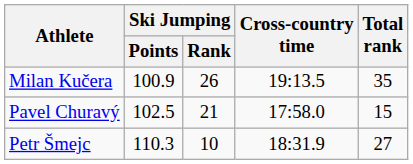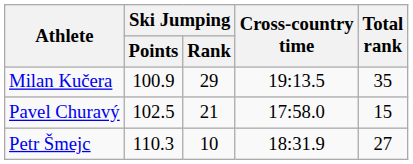(209, 82) 26 -> (209, 82) 29
